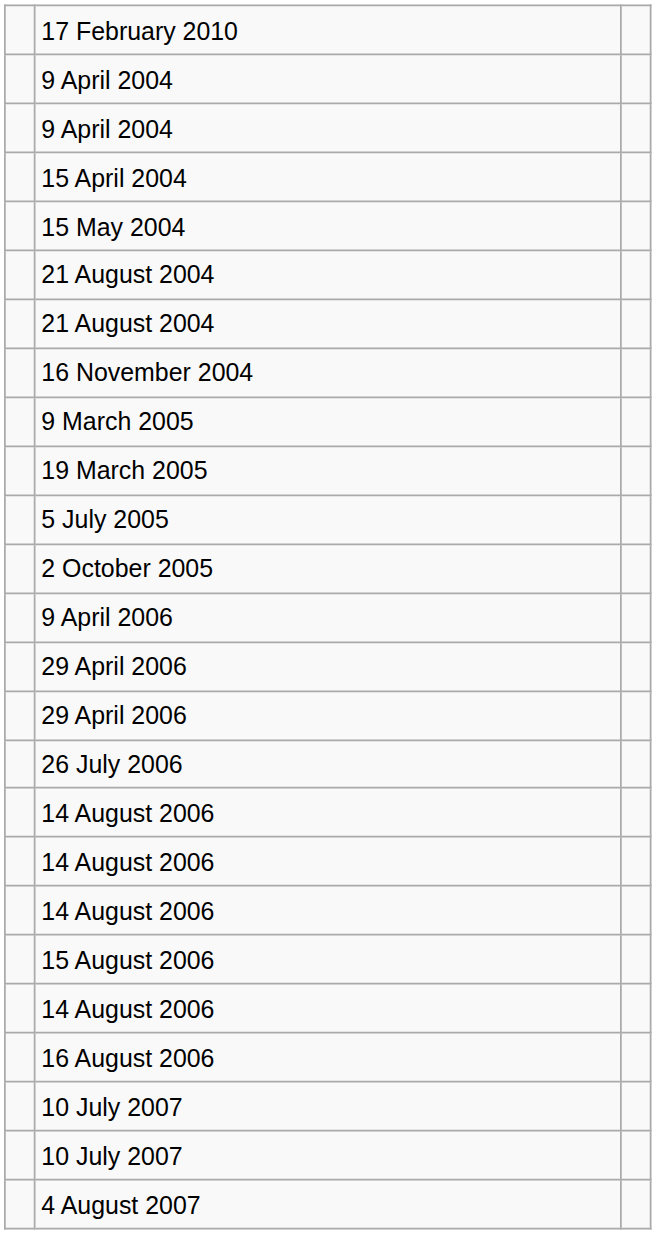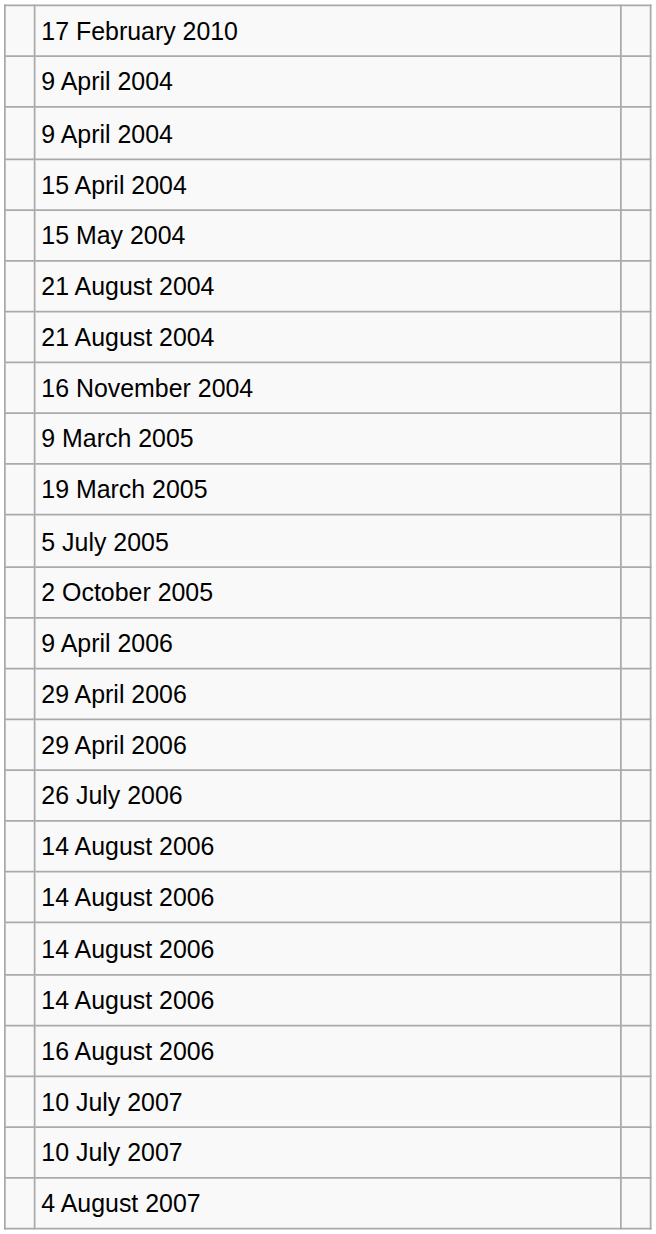- row: (20, 960)
